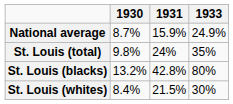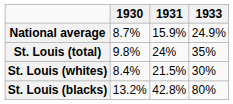rows swapped: (57, 90) <-> (57, 71)
